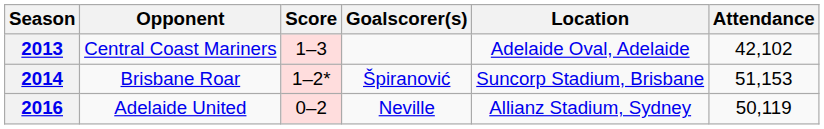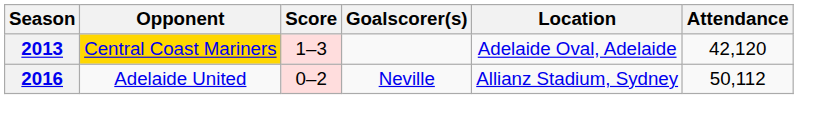(180, 49) no background -> (180, 49) gold background
(764, 49) 42,102 -> (738, 49) 42,120
- row: (42, 78)
(764, 108) 50,119 -> (738, 78) 50,112
